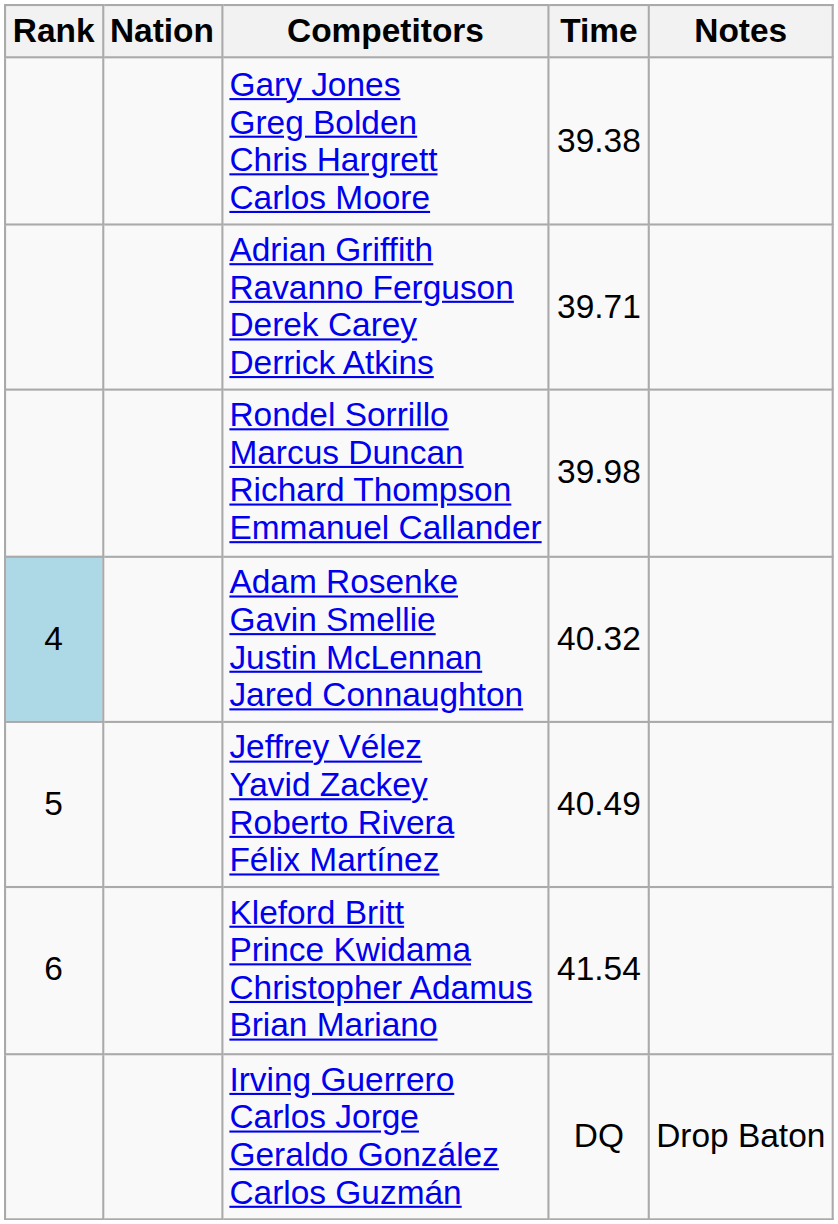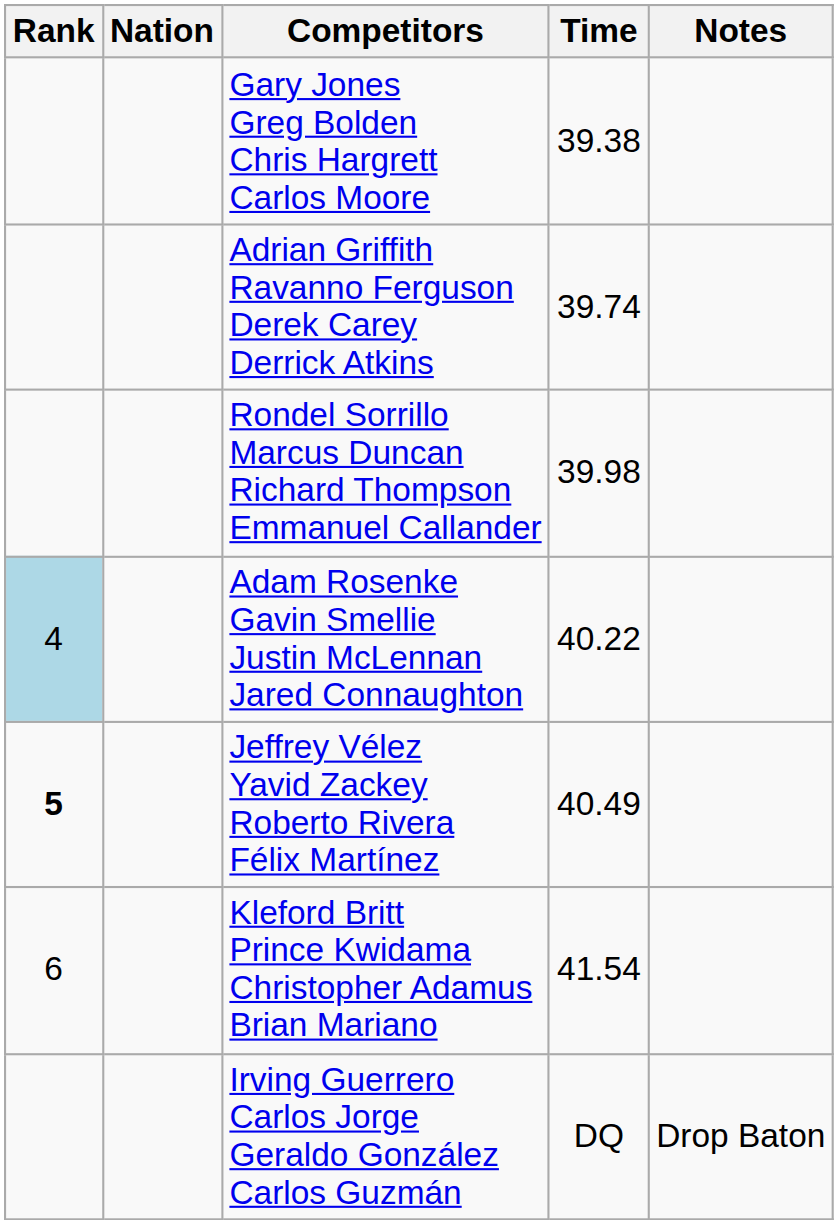(599, 306) 39.71 -> (599, 306) 39.74
(599, 638) 40.32 -> (599, 638) 40.22
(54, 804) normal -> (54, 804) bold
